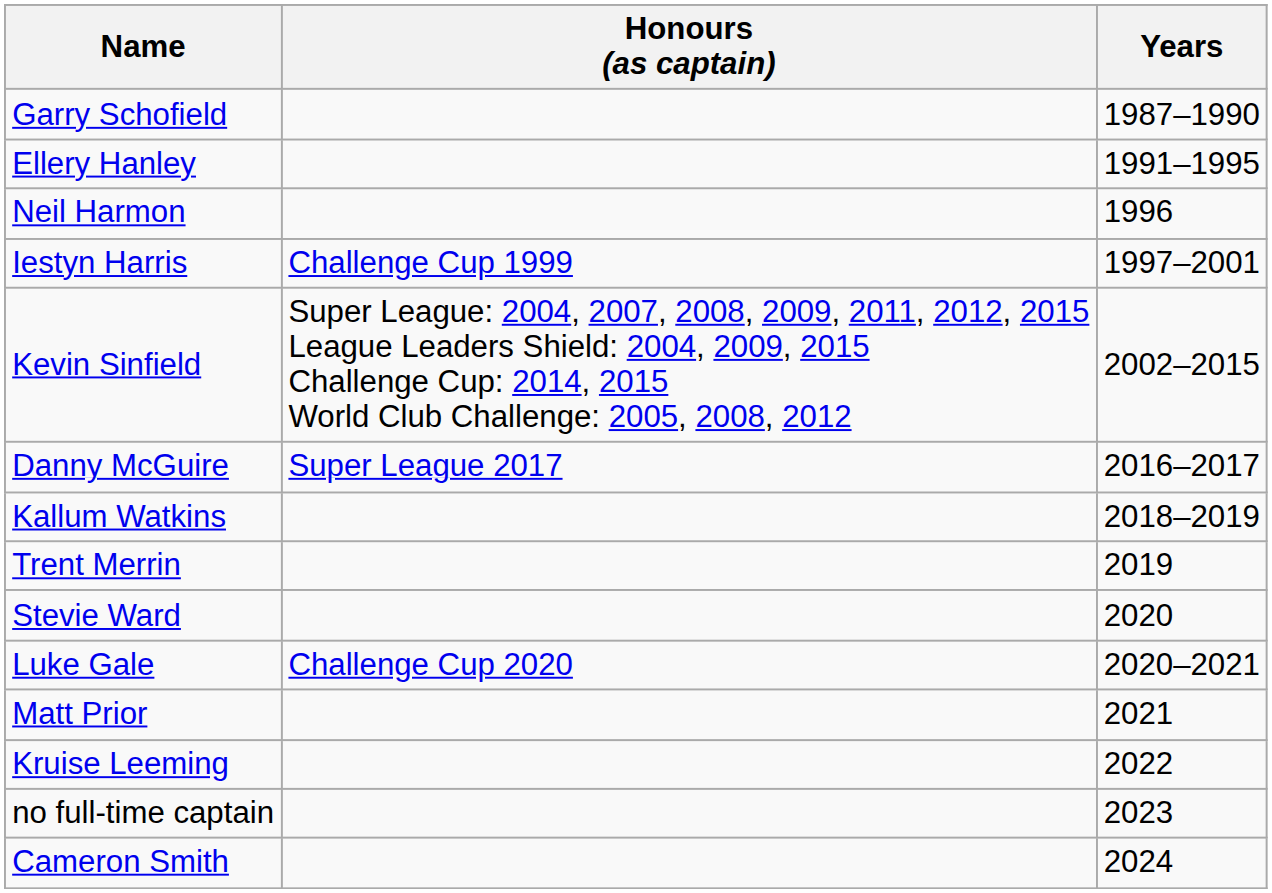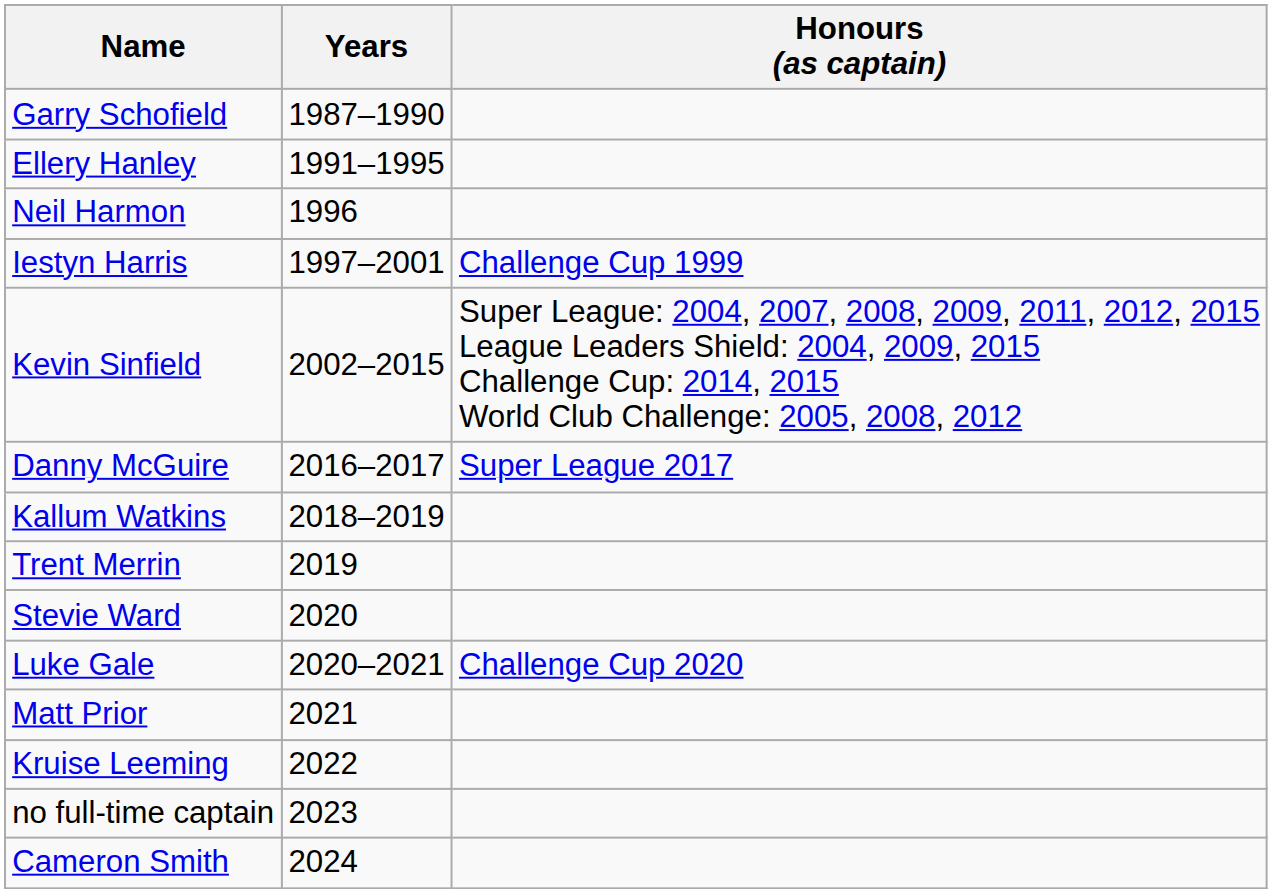columns swapped: (1182, 46) <-> (689, 46)
